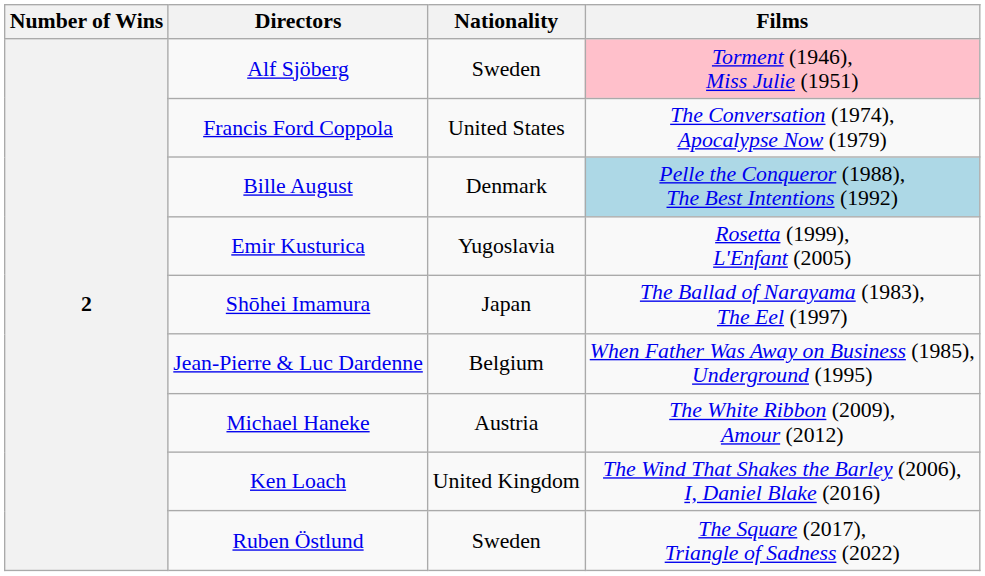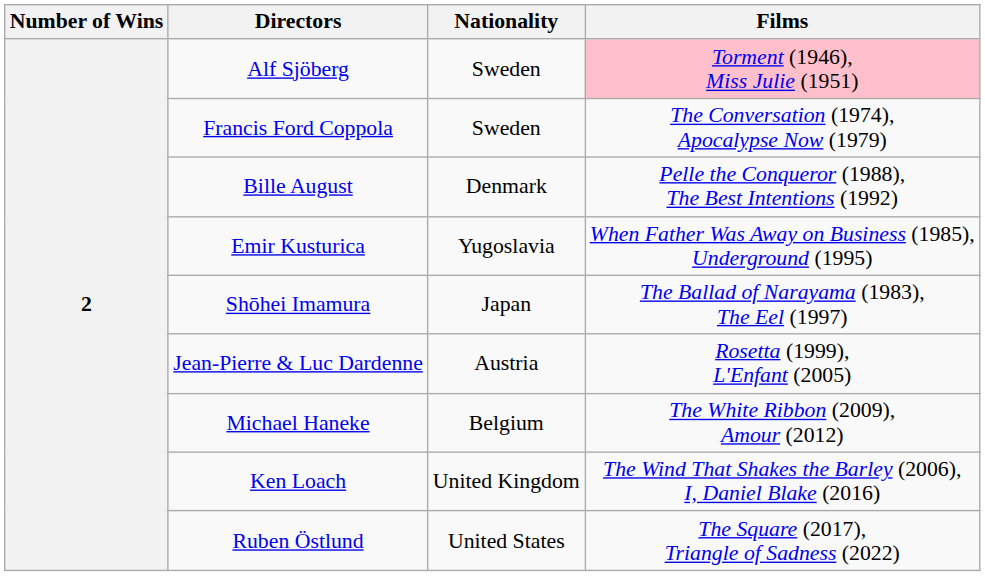(506, 127) United States -> (506, 127) Sweden
(782, 186) lightblue background -> (782, 186) no background
(782, 245) Rosetta (1999), L'Enfant (2005) -> (782, 245) When Father Was Away on Business (1985), Underground (1995)
(506, 363) Belgium -> (506, 363) Austria
(782, 363) When Father Was Away on Business (1985), Underground (1995) -> (782, 363) Rosetta (1999), L'Enfant (2005)
(506, 422) Austria -> (506, 422) Belgium
(506, 540) Sweden -> (506, 540) United States
